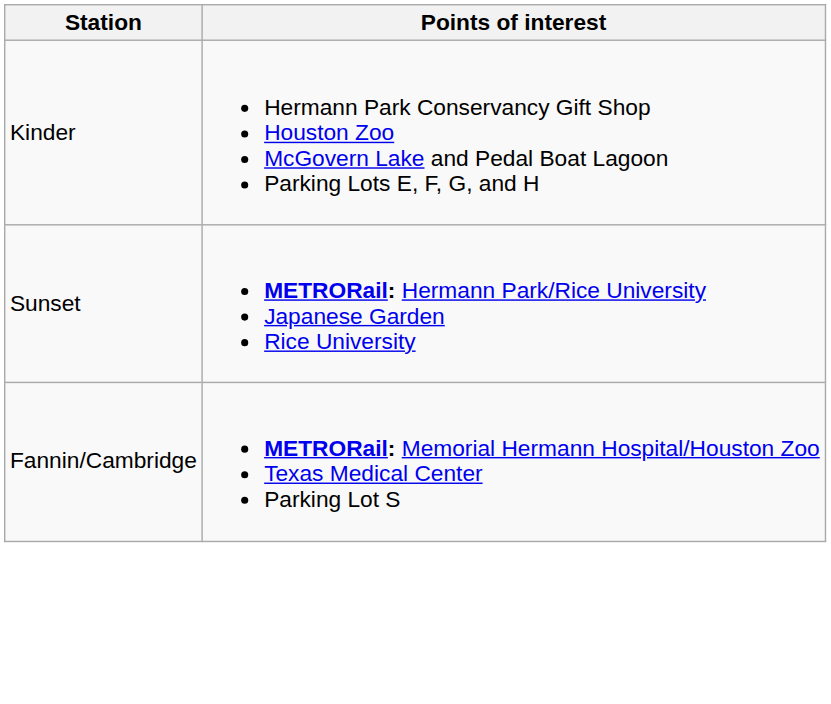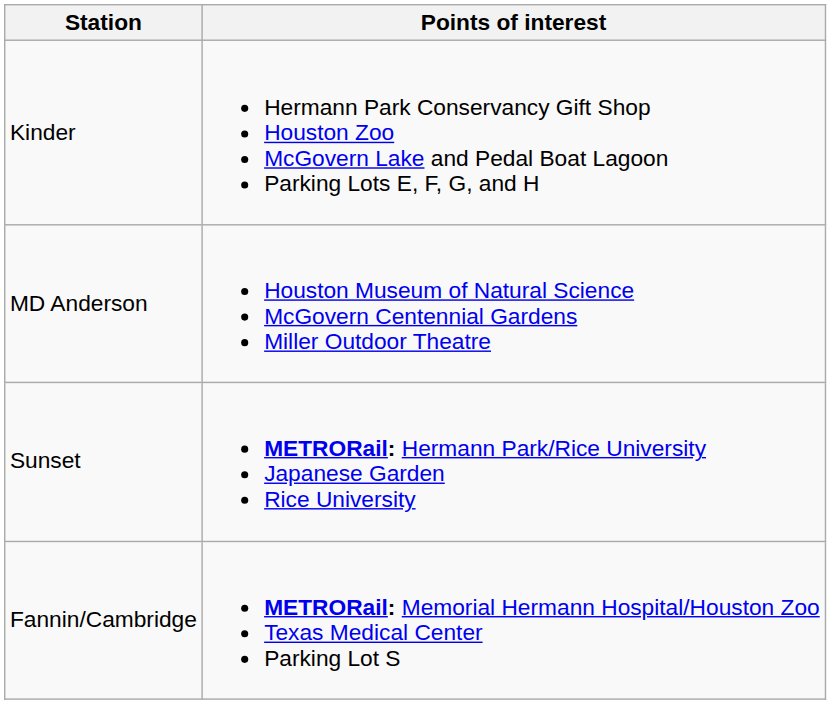+ row: (79, 303)
